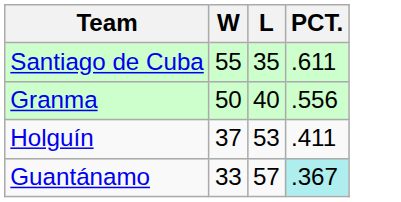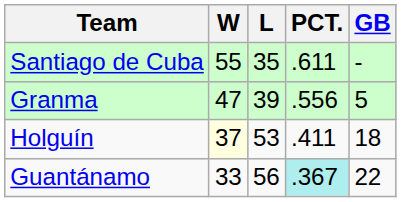+ column: (373, 23)
(228, 100) 50 -> (228, 100) 47
(266, 100) 40 -> (266, 100) 39
(228, 138) no background -> (228, 138) lightyellow background
(266, 176) 57 -> (266, 176) 56
